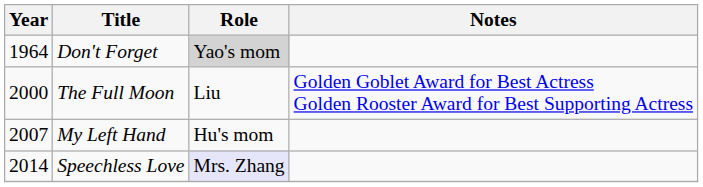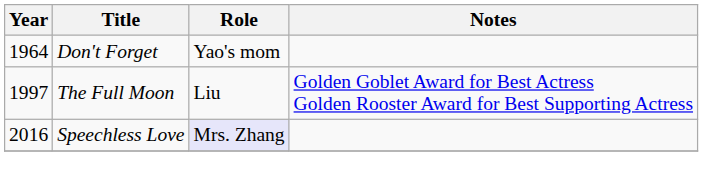(237, 50) lightgrey background -> (237, 50) no background
(29, 92) 2000 -> (29, 92) 1997
- row: (111, 134)
(29, 165) 2014 -> (29, 134) 2016
